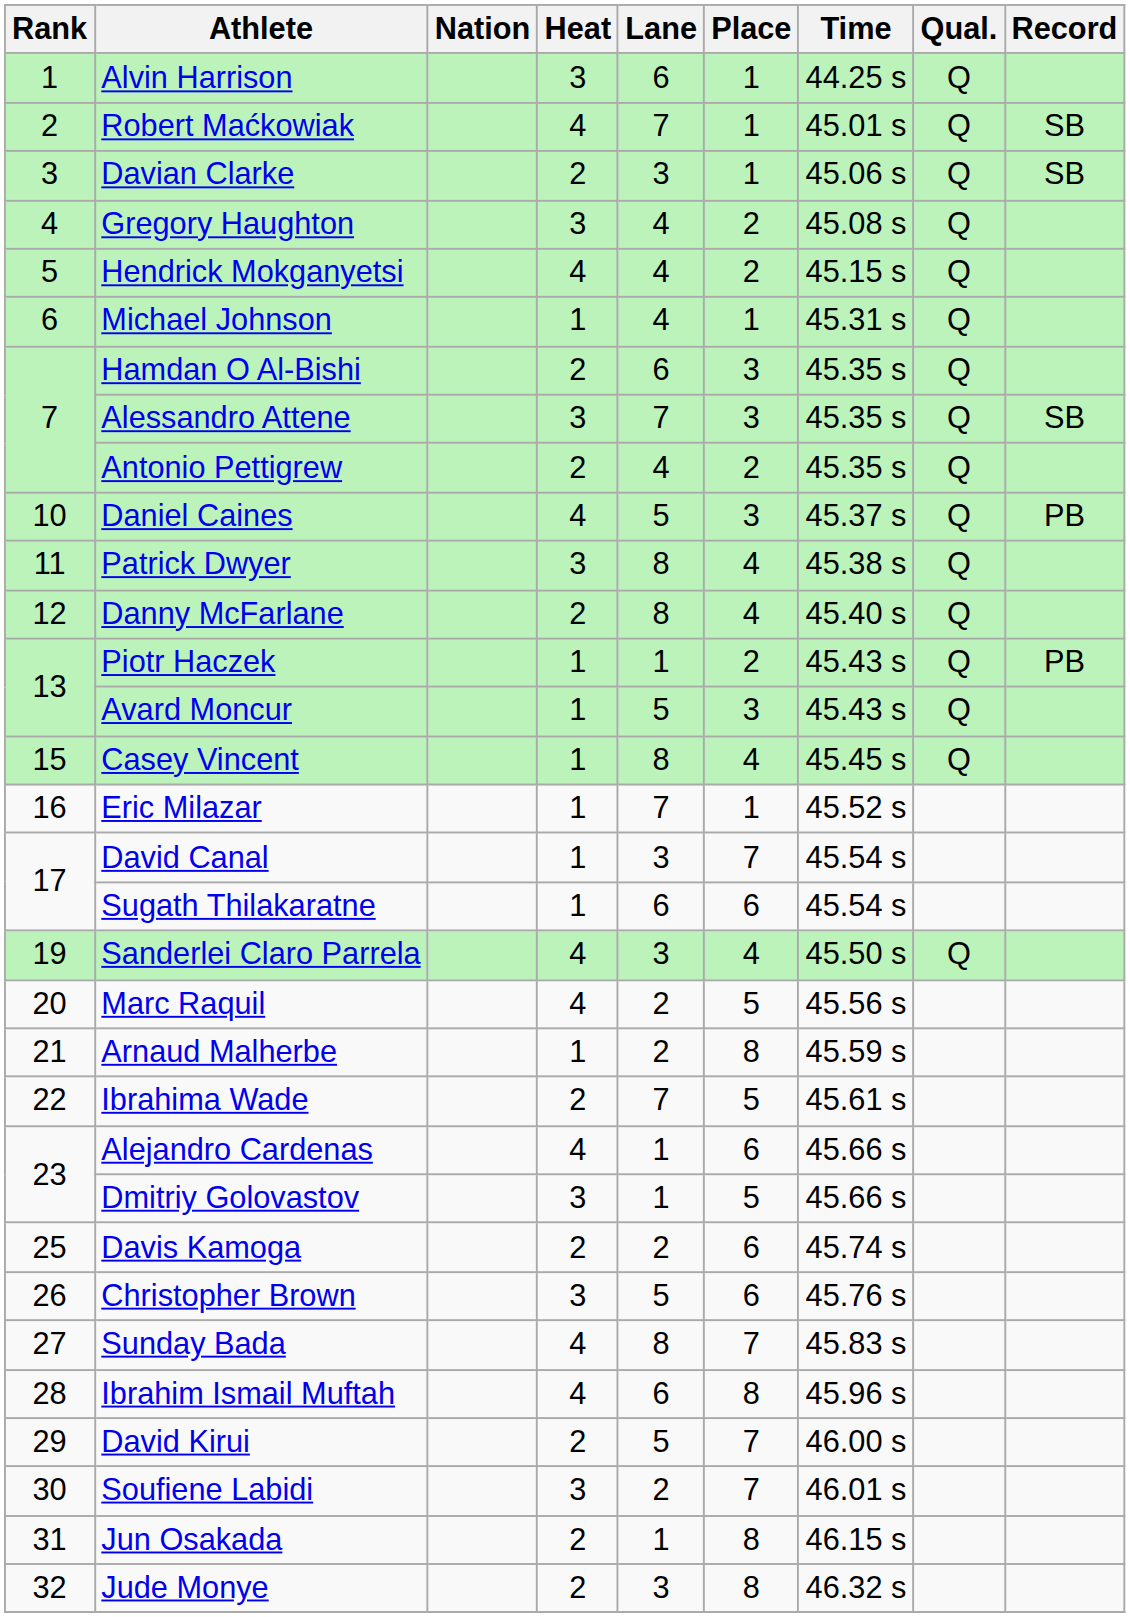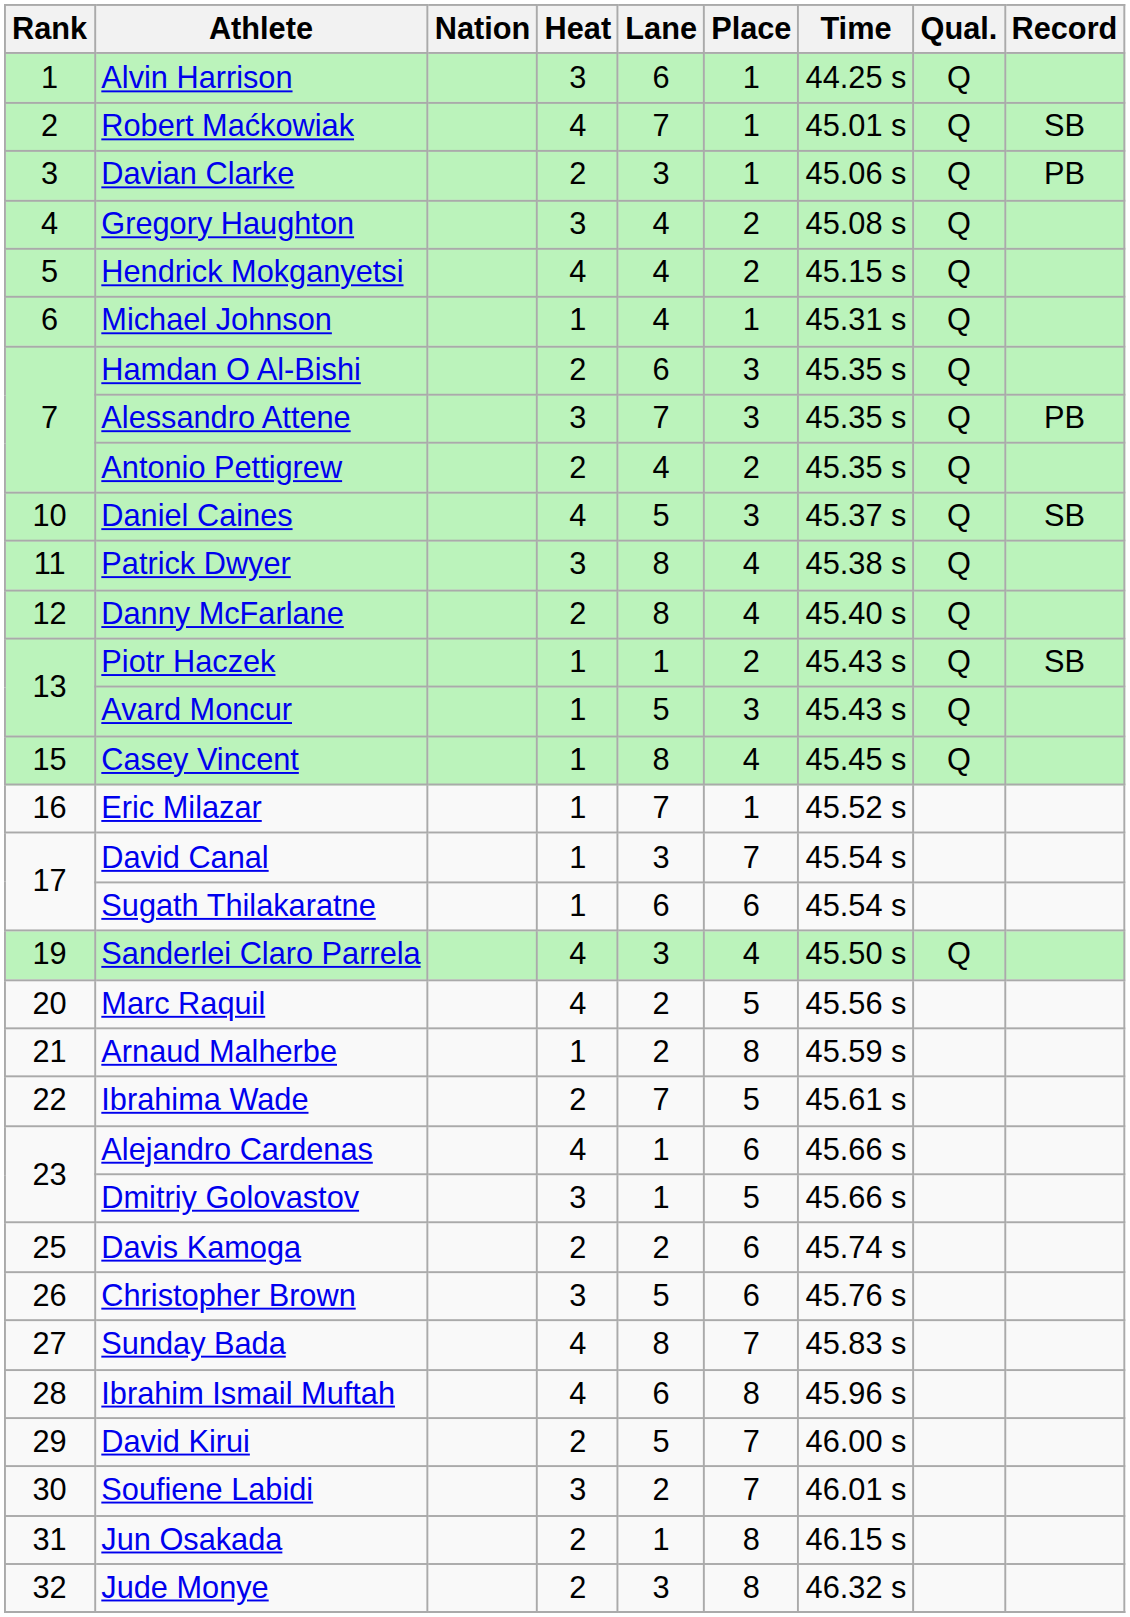(1064, 175) SB -> (1064, 175) PB
(1064, 418) SB -> (1064, 418) PB
(1064, 516) PB -> (1064, 516) SB
(1064, 662) PB -> (1064, 662) SB
